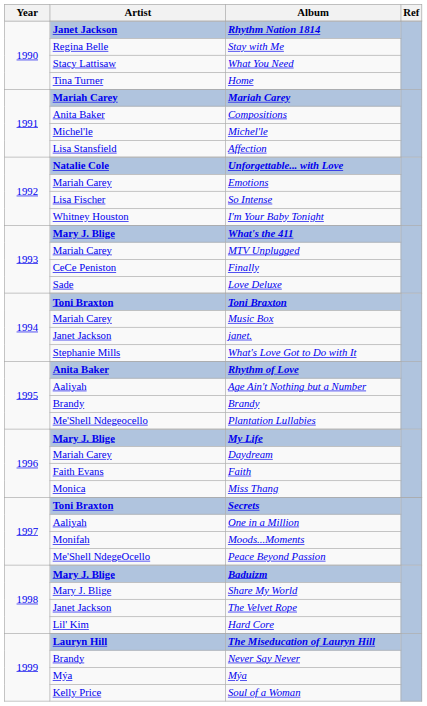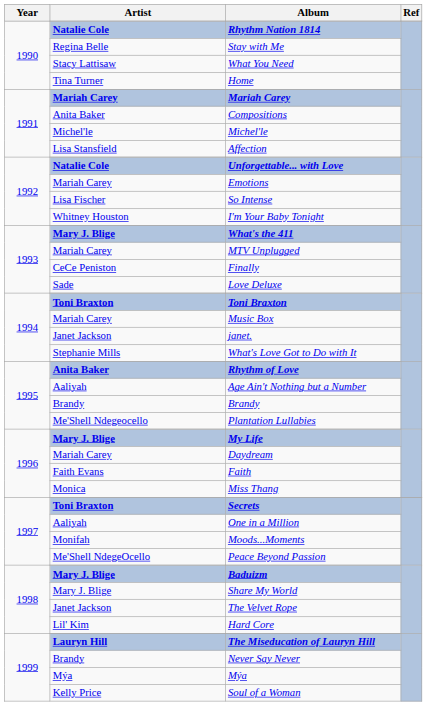(85, 30) Janet Jackson -> (81, 30) Natalie Cole
